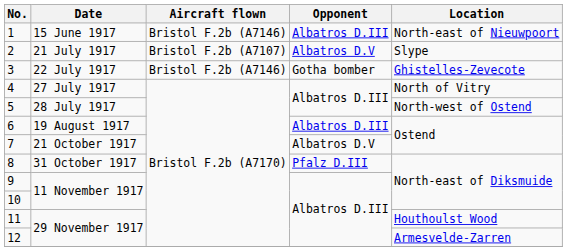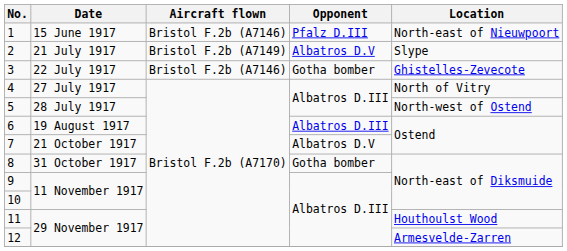(340, 32) Albatros D.III -> (330, 32) Pfalz D.III
(218, 51) Bristol F.2b (A7107) -> (218, 51) Bristol F.2b (A7149)
(330, 163) Pfalz D.III -> (333, 163) Gotha bomber
